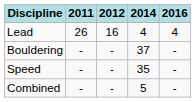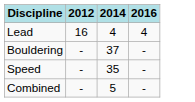- column: (81, 13)
